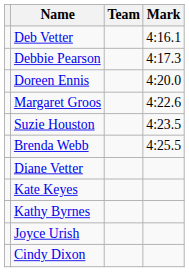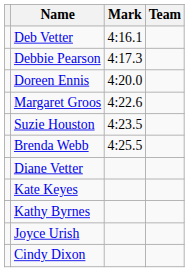columns swapped: (124, 15) <-> (164, 15)
